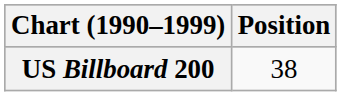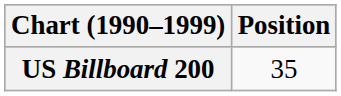(284, 68) 38 -> (284, 68) 35
